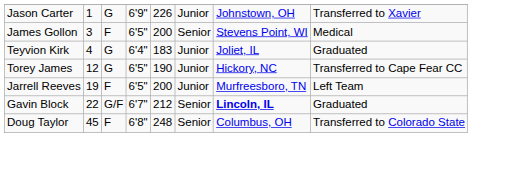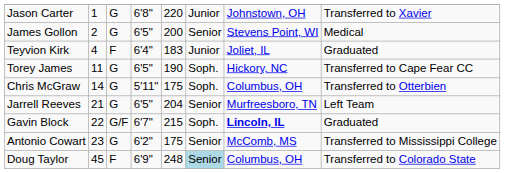(138, 13) 6'9" -> (143, 13) 6'8"
(163, 13) 226 -> (173, 13) 220
(89, 31) 3 -> (94, 31) 2
(108, 31) F -> (114, 31) G
(109, 50) G -> (113, 50) F
(92, 68) 12 -> (97, 68) 11
(193, 68) Junior -> (203, 68) Soph.
+ row: (43, 86)
(92, 86) 19 -> (97, 104) 21
(108, 86) F -> (114, 104) G
(163, 86) 200 -> (173, 104) 204
(193, 86) Junior -> (205, 104) Senior
(163, 104) 212 -> (173, 123) 215
(194, 104) Senior -> (203, 123) Soph.
+ row: (46, 141)
(138, 123) 6'8" -> (143, 159) 6'9"
(194, 123) no background -> (205, 159) lightblue background
